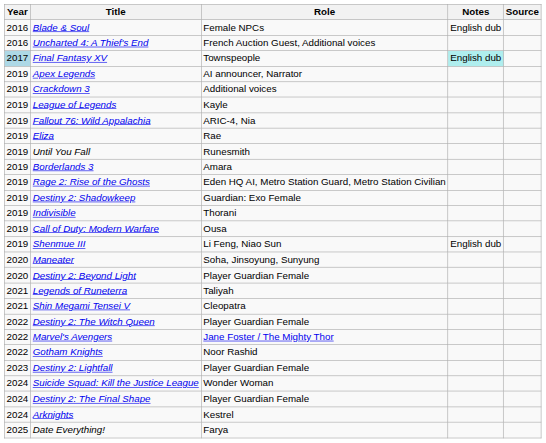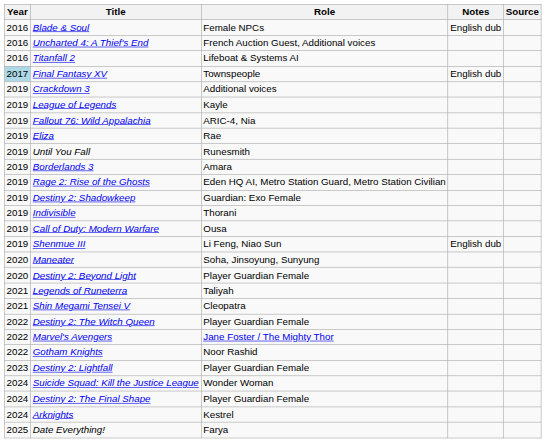+ row: (54, 58)
(476, 58) paleturquoise background -> (476, 74) no background
- row: (64, 74)
